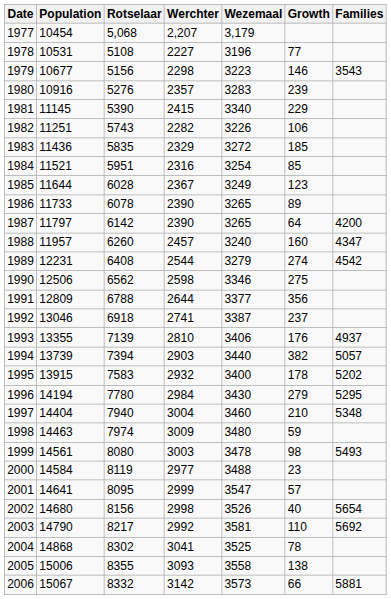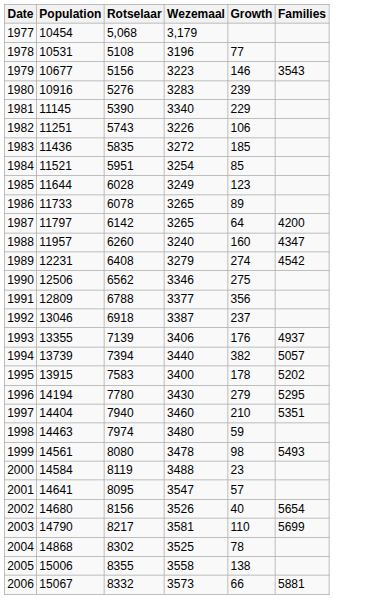- column: (193, 14)
(349, 413) 5348 -> (291, 413) 5351
(349, 527) 5692 -> (291, 527) 5699
